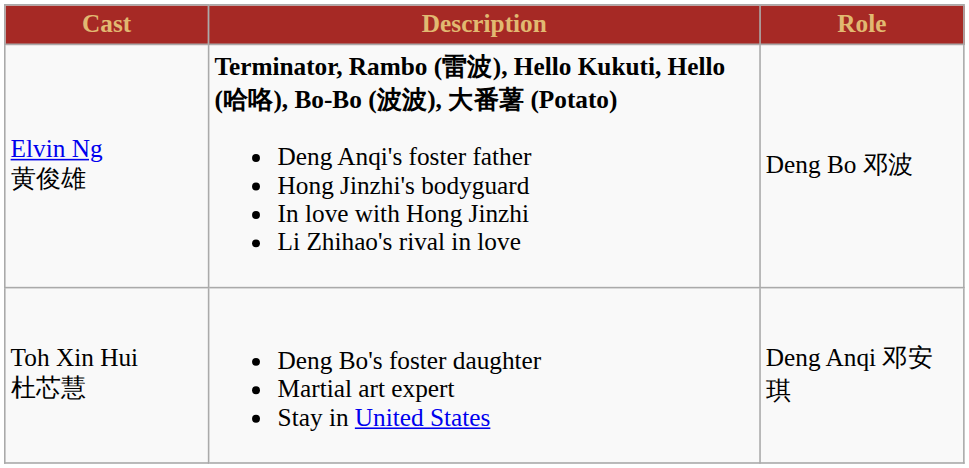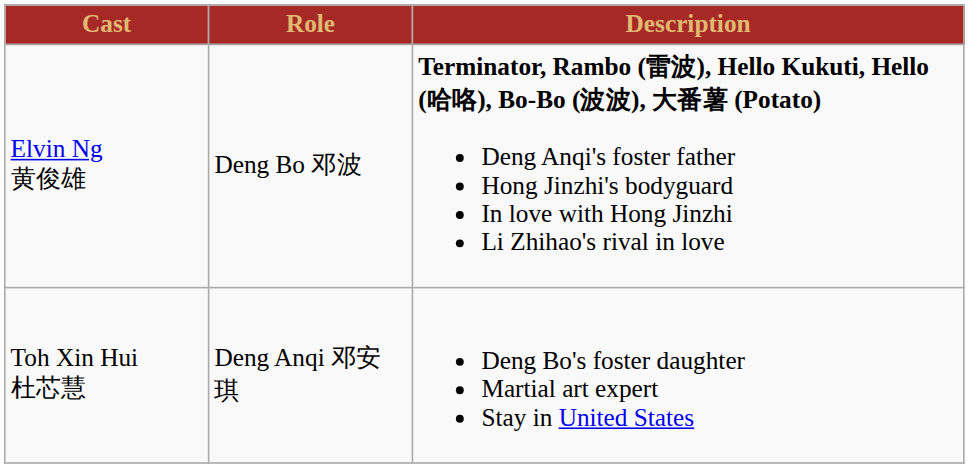columns swapped: (862, 24) <-> (484, 24)
